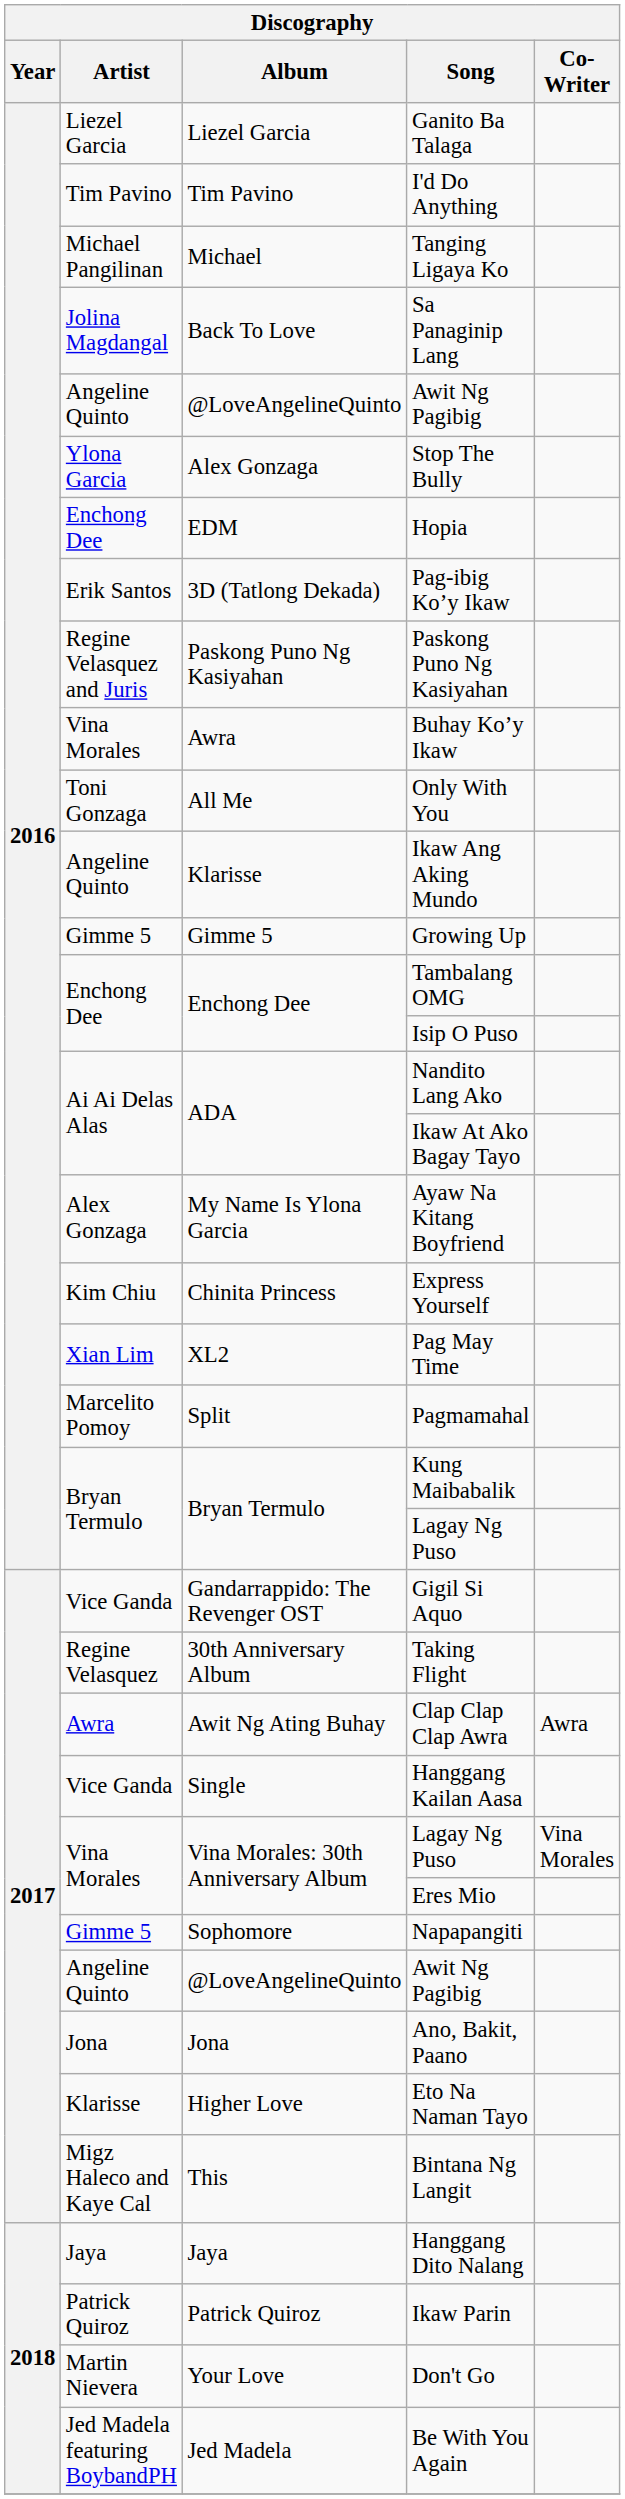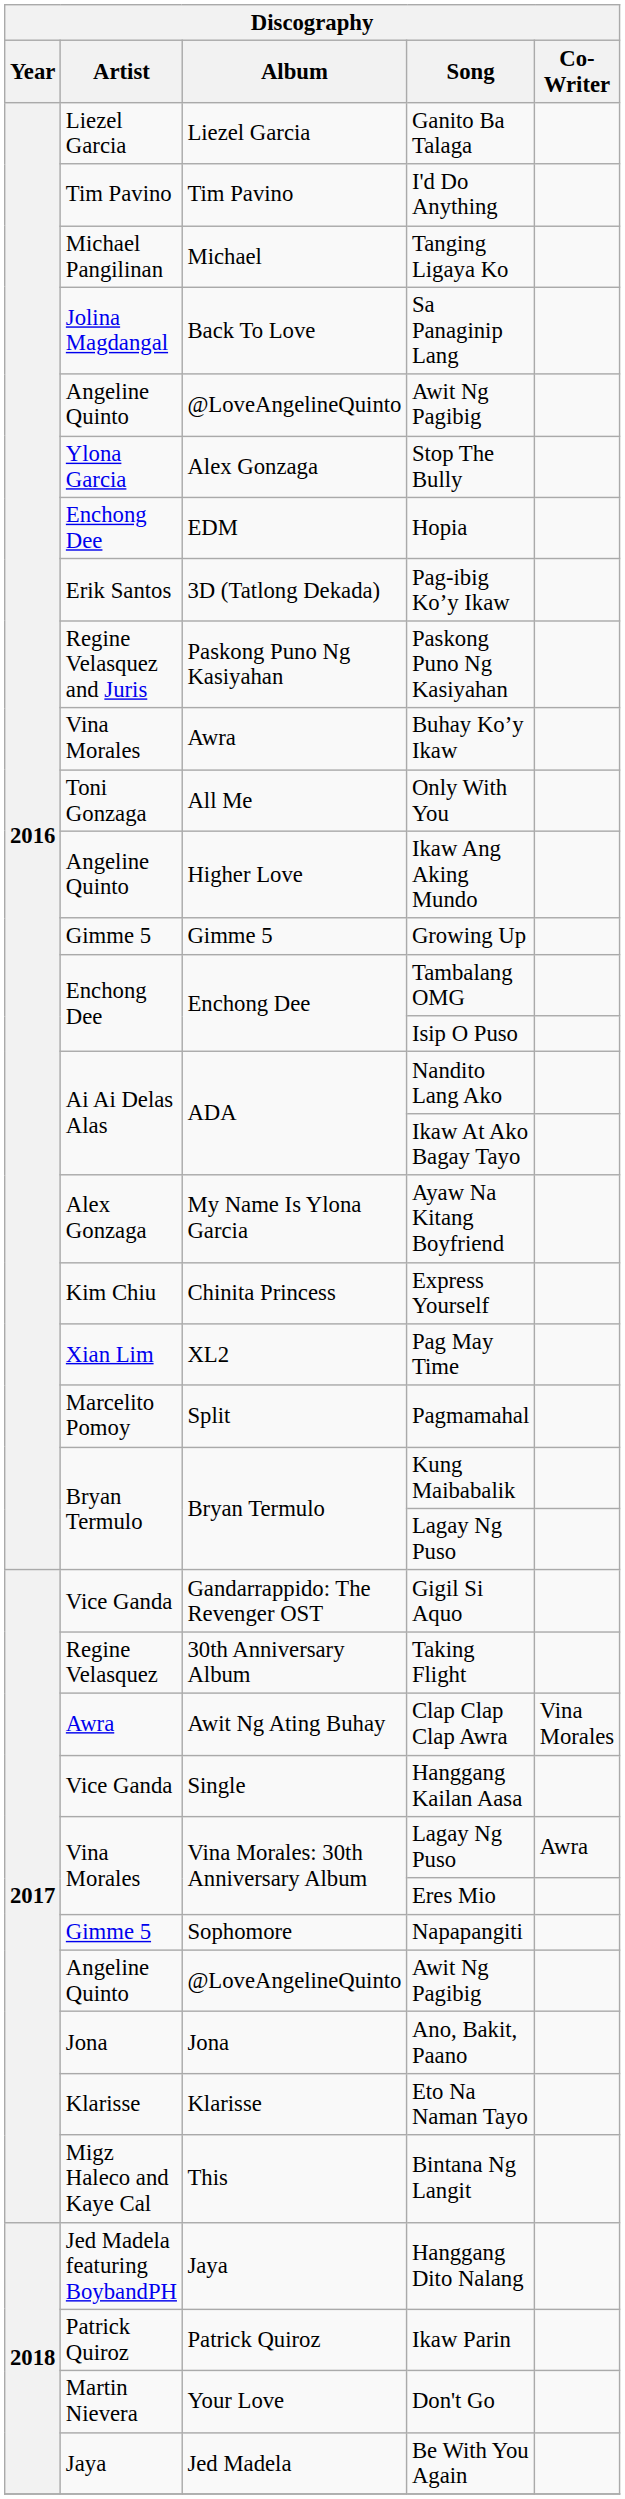(225, 874) Klarisse -> (245, 874) Higher Love
(564, 1723) Awra -> (577, 1723) Vina Morales
(577, 1847) Vina Morales -> (564, 1847) Awra
(245, 2103) Higher Love -> (225, 2103) Klarisse
(86, 2252) Jaya -> (121, 2265) Jed Madela featuring BoybandPH
(121, 2450) Jed Madela featuring BoybandPH -> (86, 2462) Jaya
